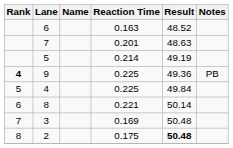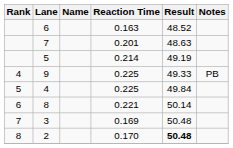(18, 74) bold -> (18, 74) normal
(179, 74) 49.36 -> (179, 74) 49.33
(127, 136) 0.175 -> (127, 136) 0.170
